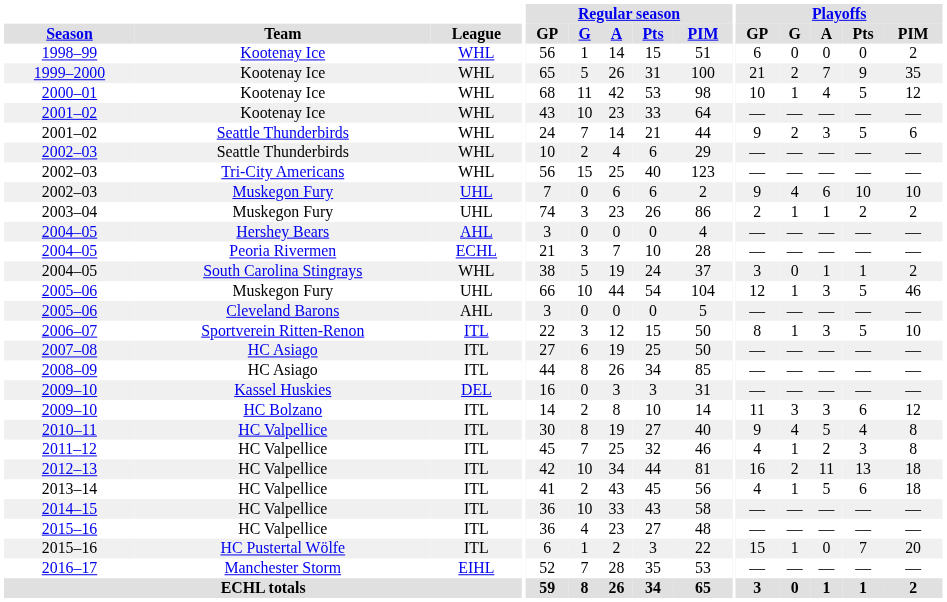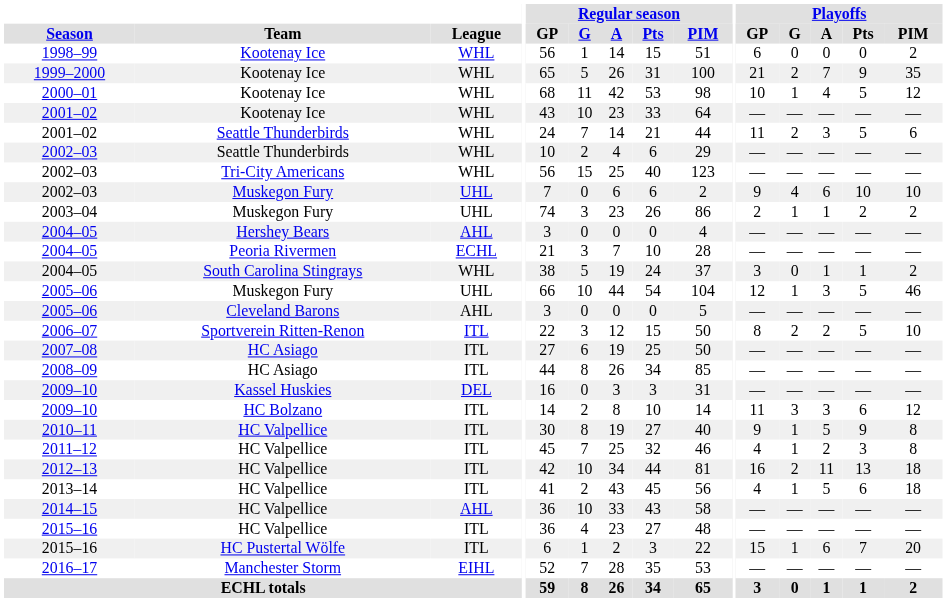(757, 132) 9 -> (757, 132) 11
(795, 330) 1 -> (795, 330) 2
(826, 330) 3 -> (826, 330) 2
(795, 429) 4 -> (795, 429) 1
(863, 429) 4 -> (863, 429) 9
(476, 508) ITL -> (476, 508) AHL
(826, 548) 0 -> (826, 548) 6
